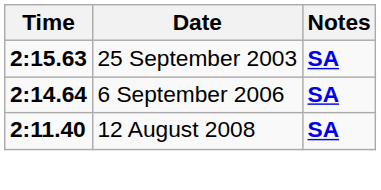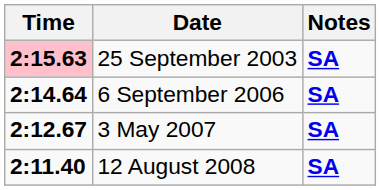(48, 58) no background -> (48, 58) pink background
+ row: (157, 130)
